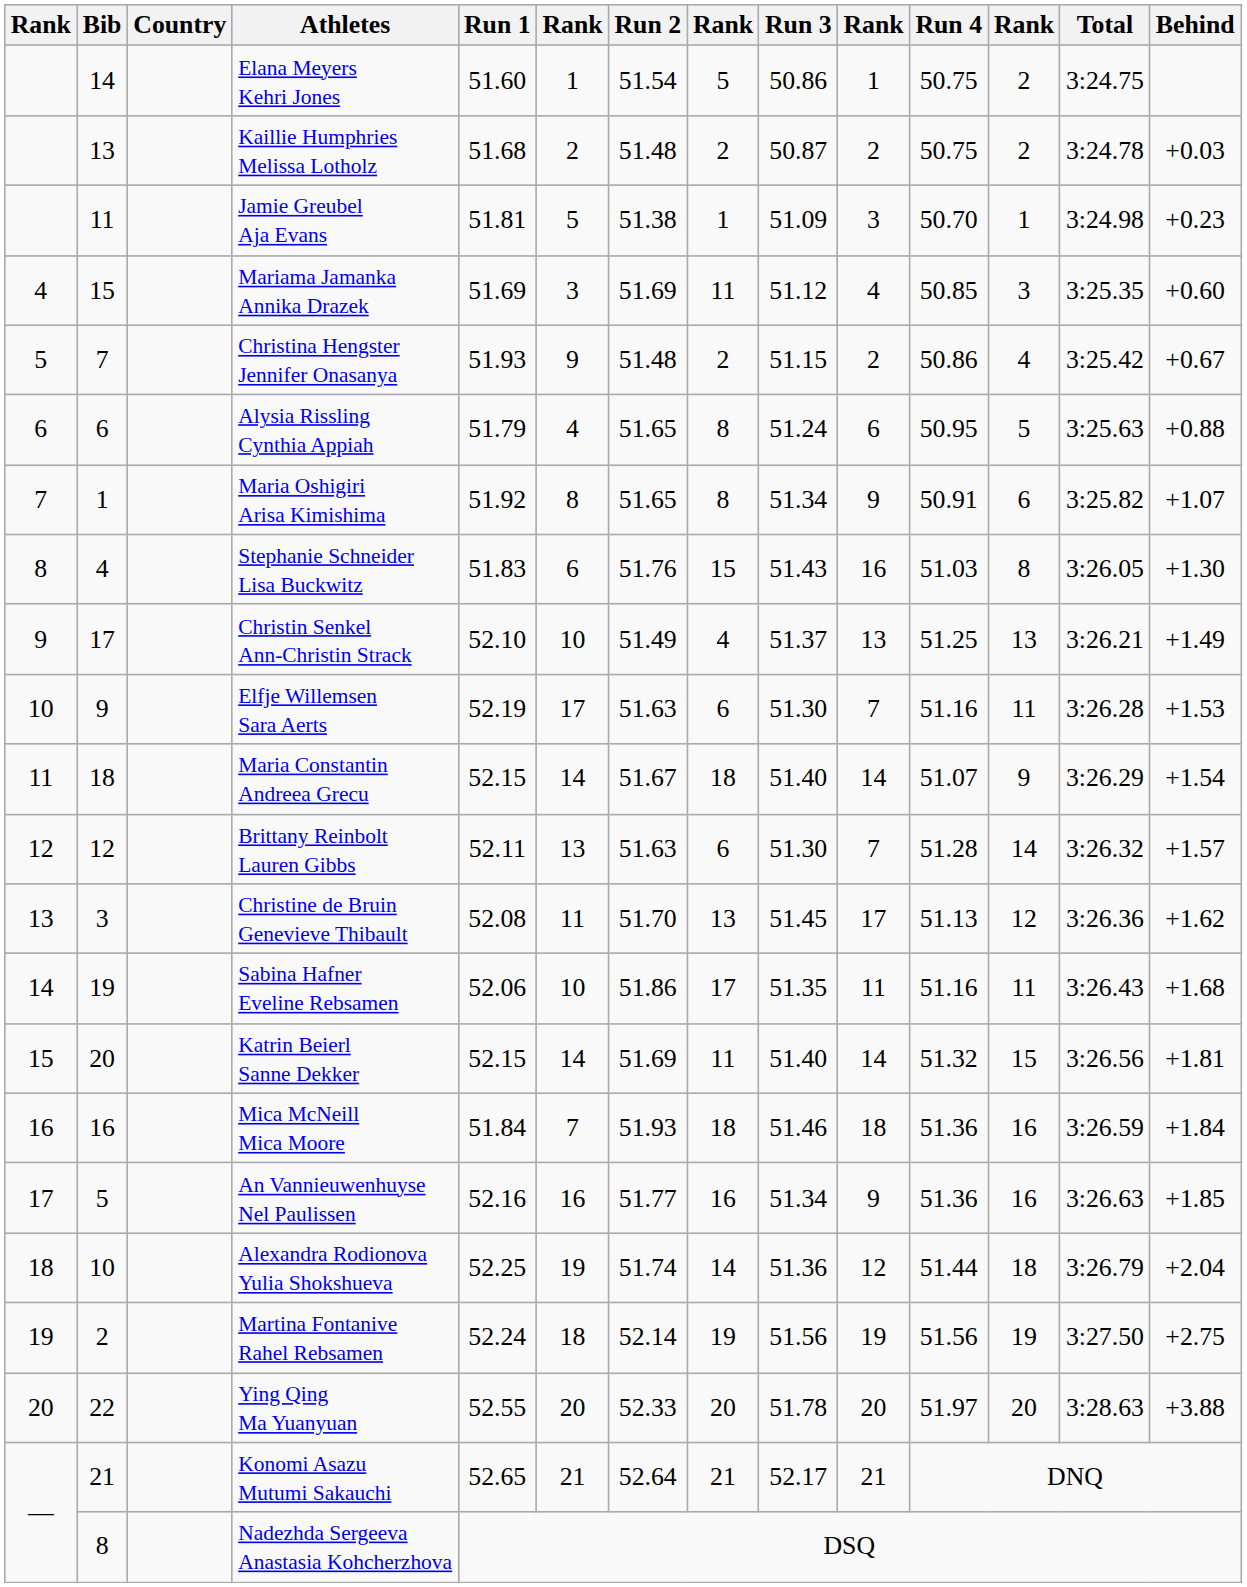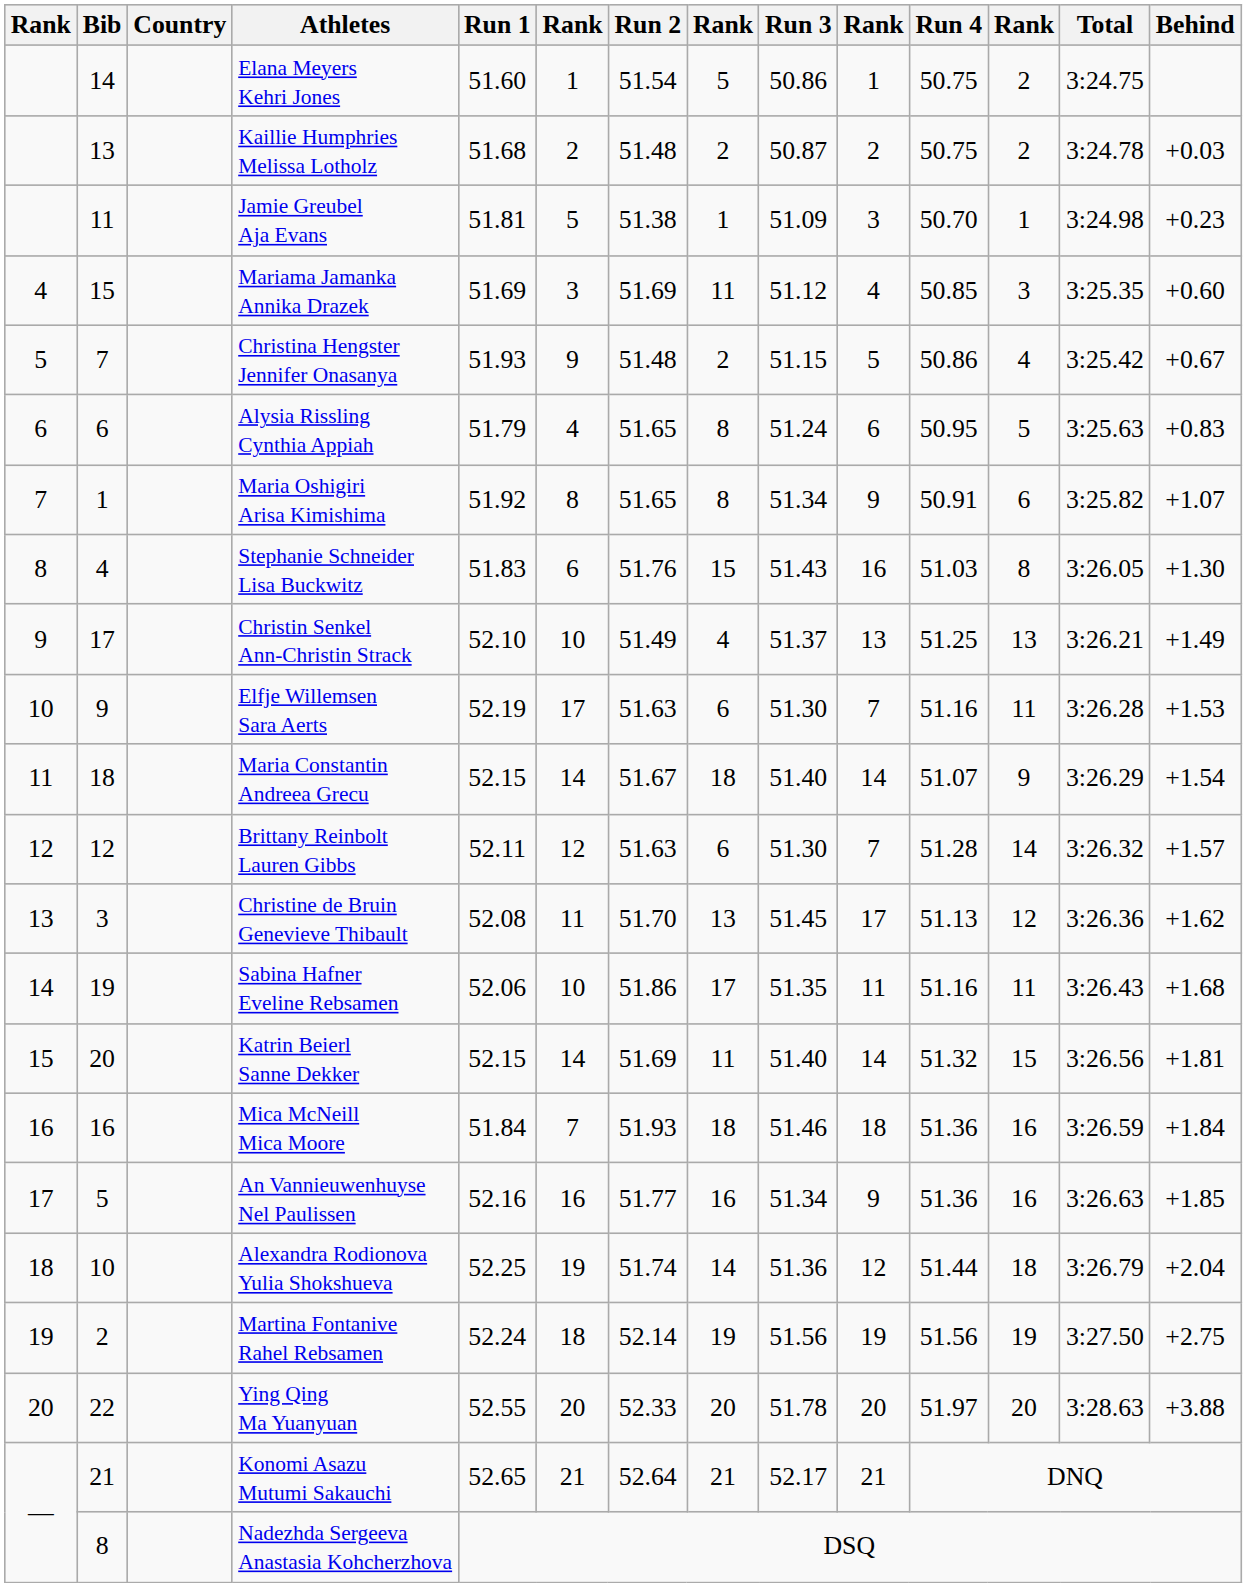(873, 359) 2 -> (873, 359) 5
(1195, 429) +0.88 -> (1195, 429) +0.83
(573, 848) 13 -> (573, 848) 12
